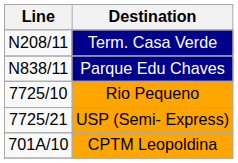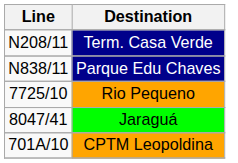- row: (153, 119)
+ row: (148, 119)
